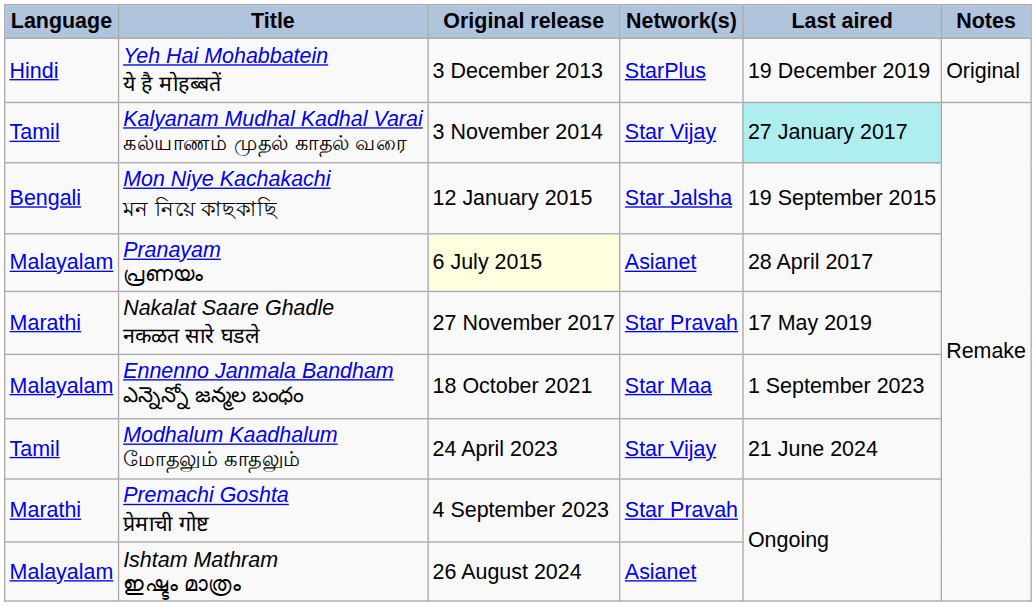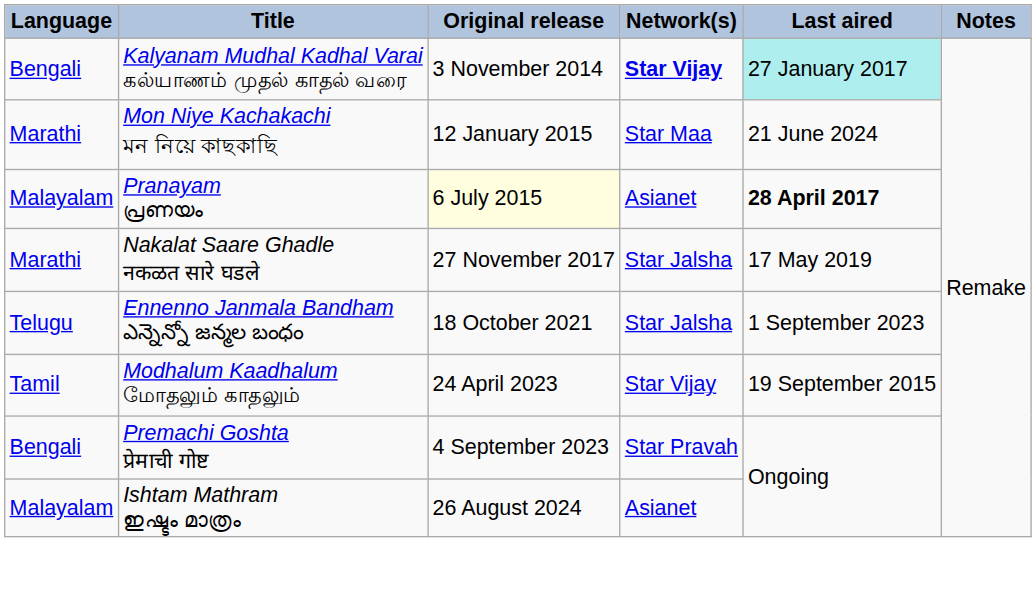- row: (226, 69)
(35, 132) Tamil -> (45, 68) Bengali
(671, 132) normal -> (674, 68) bold
(45, 197) Bengali -> (45, 134) Marathi
(678, 197) Star Jalsha -> (668, 134) Star Maa
(842, 197) 19 September 2015 -> (813, 134) 21 June 2024
(811, 262) normal -> (814, 198) bold
(681, 322) Star Pravah -> (678, 259) Star Jalsha
(61, 386) Malayalam -> (41, 322) Telugu
(668, 386) Star Maa -> (678, 322) Star Jalsha
(813, 448) 21 June 2024 -> (842, 384) 19 September 2015
(45, 510) Marathi -> (45, 447) Bengali
